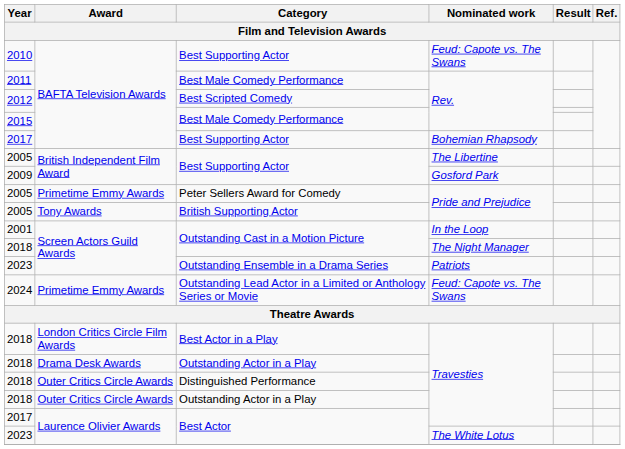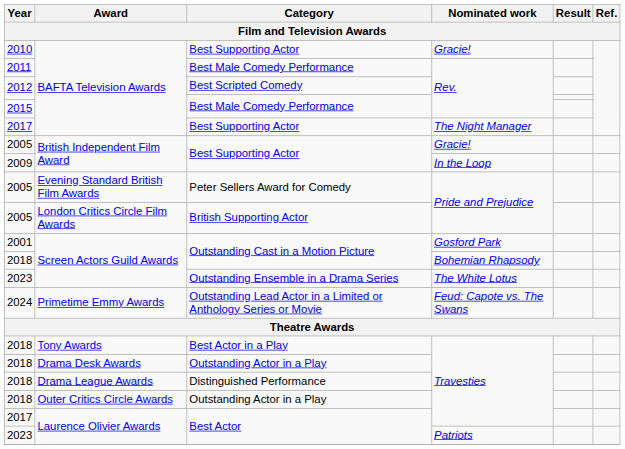(486, 55) Feud: Capote vs. The Swans -> (452, 49) Gracie!
(484, 139) Bohemian Rhapsody -> (483, 126) The Night Manager
(465, 157) The Libertine -> (452, 144) Gracie!
(465, 175) Gosford Park -> (463, 162) In the Loop
(101, 193) Primetime Emmy Awards -> (100, 187) Evening Standard British Film Awards
(70, 211) Tony Awards -> (102, 218) London Critics Circle Film Awards
(460, 229) In the Loop -> (468, 242) Gosford Park
(480, 247) The Night Manager -> (487, 260) Bohemian Rhapsody
(451, 265) Patriots -> (475, 278) The White Lotus
(102, 338) London Critics Circle Film Awards -> (70, 345) Tony Awards
(105, 381) Outer Critics Circle Awards -> (95, 381) Drama League Awards
(473, 435) The White Lotus -> (453, 435) Patriots
